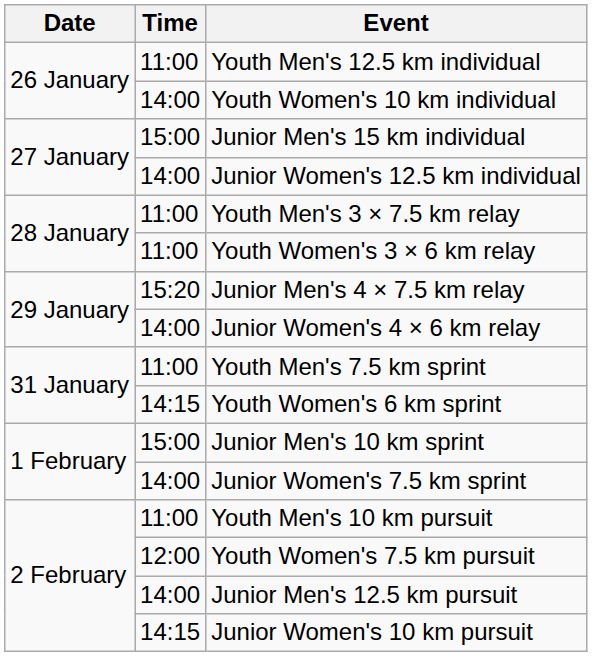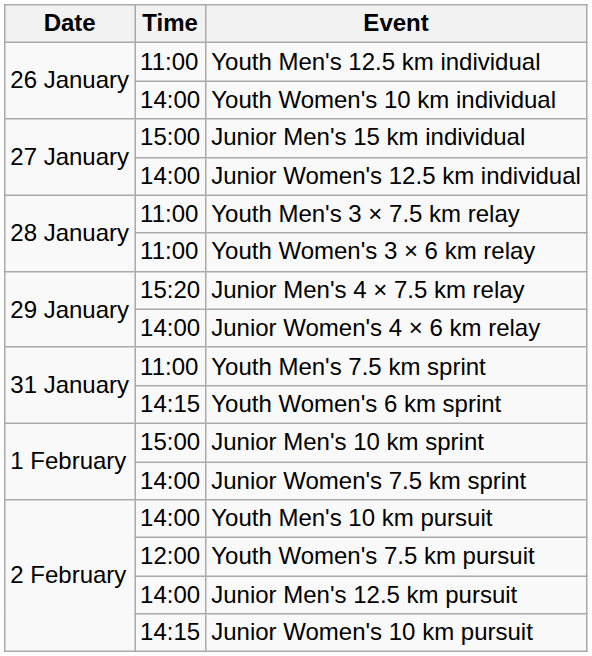(169, 518) 11:00 -> (170, 518) 14:00
